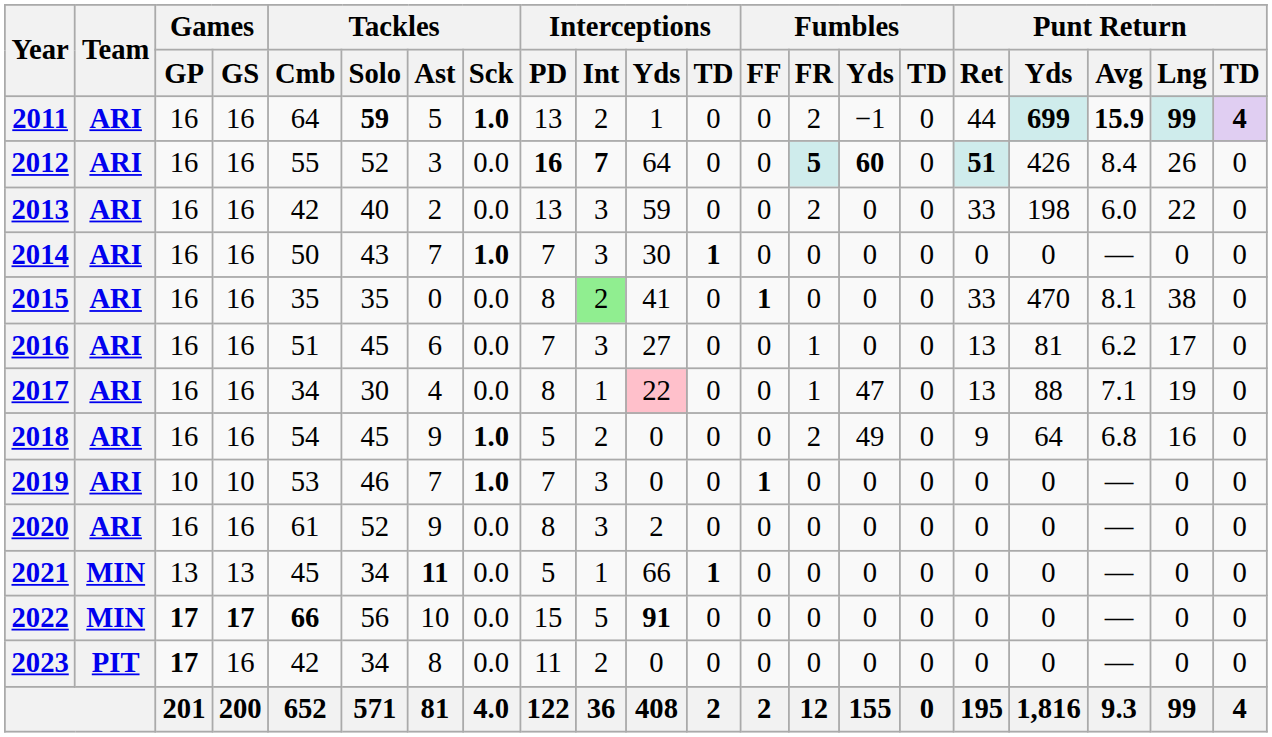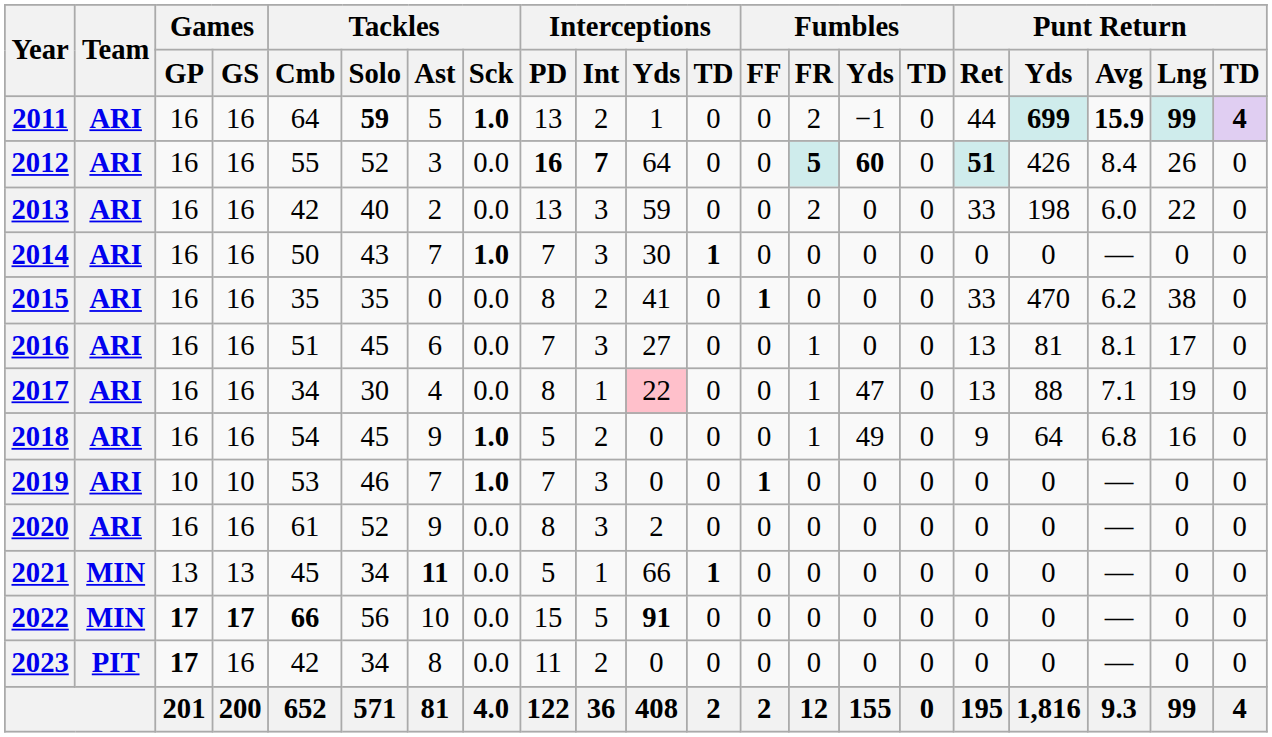(601, 299) lightgreen background -> (601, 299) no background
(1119, 299) 8.1 -> (1119, 299) 6.2
(1119, 345) 6.2 -> (1119, 345) 8.1
(814, 436) 2 -> (814, 436) 1
